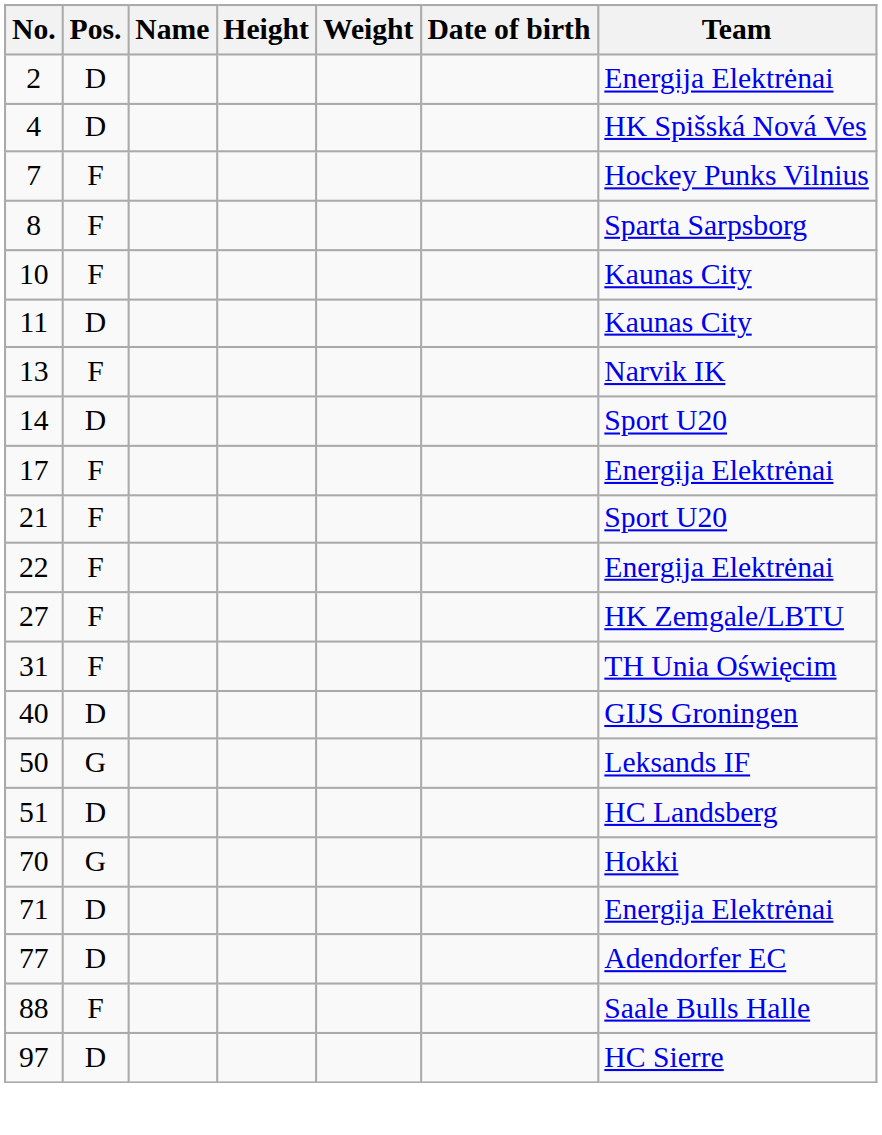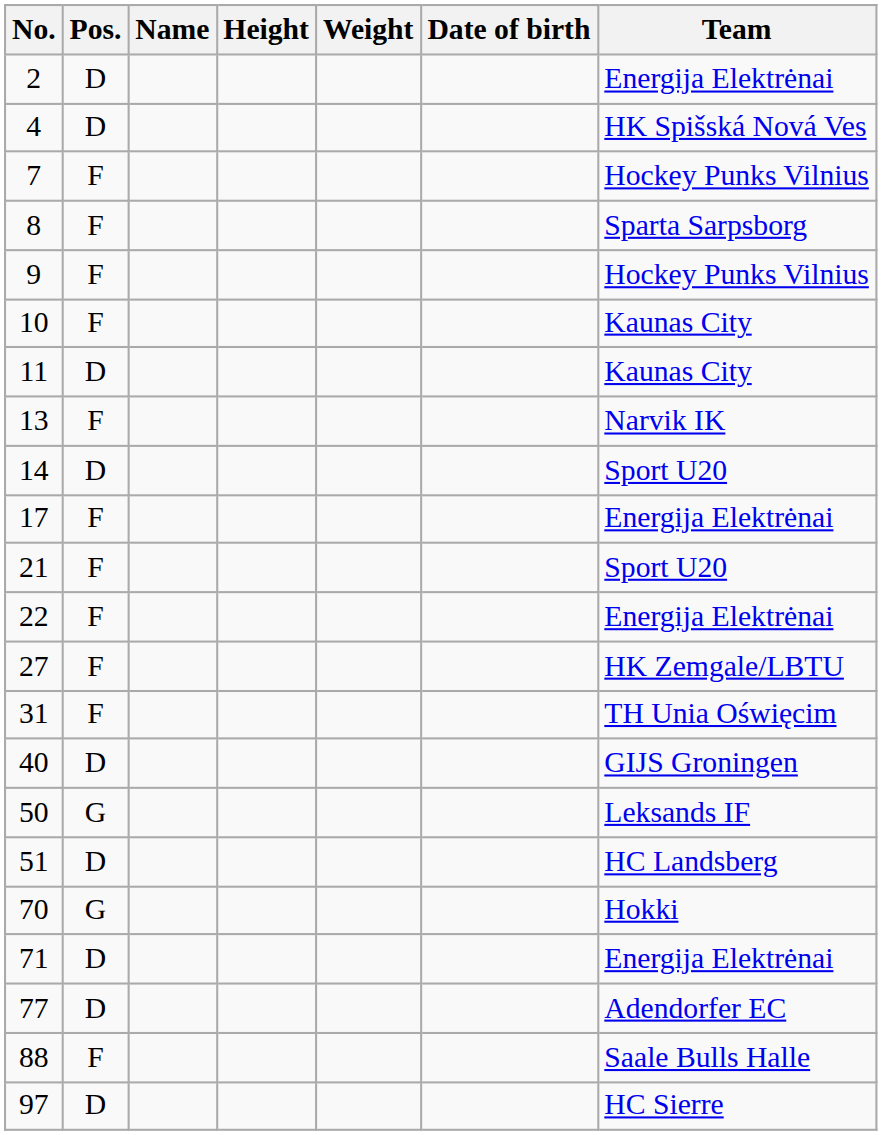+ row: (34, 273)
